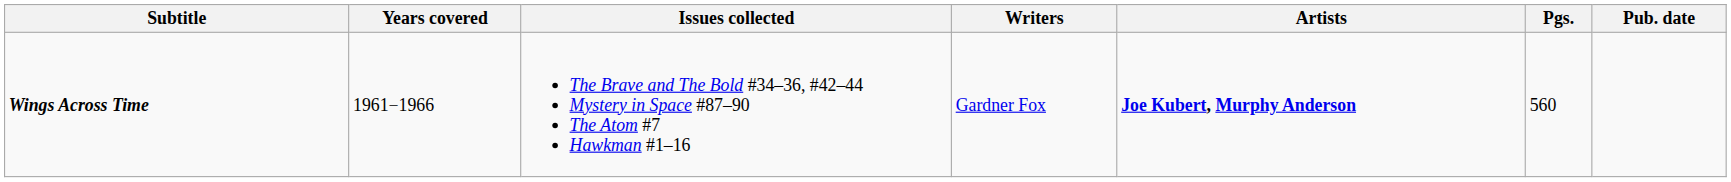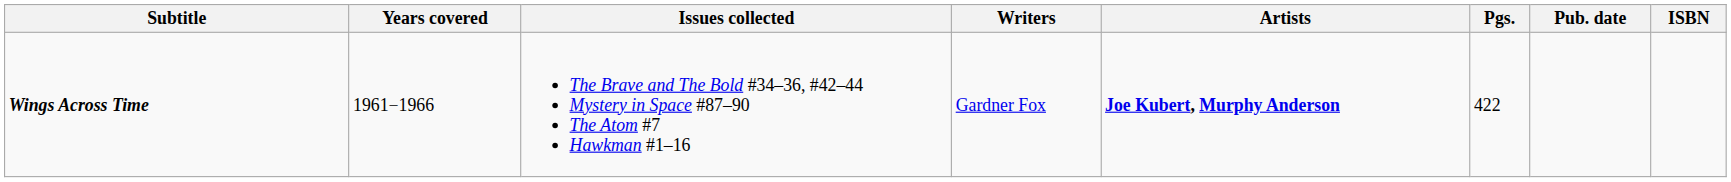+ column: (1689, 18)
(1543, 104) 560 -> (1487, 104) 422
